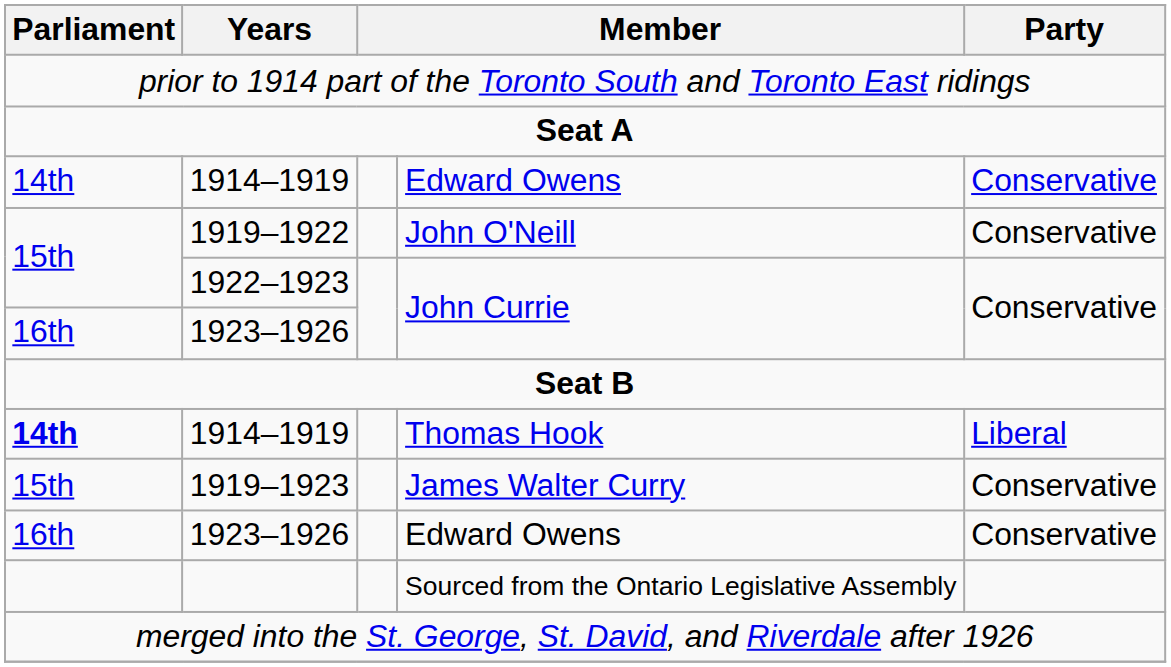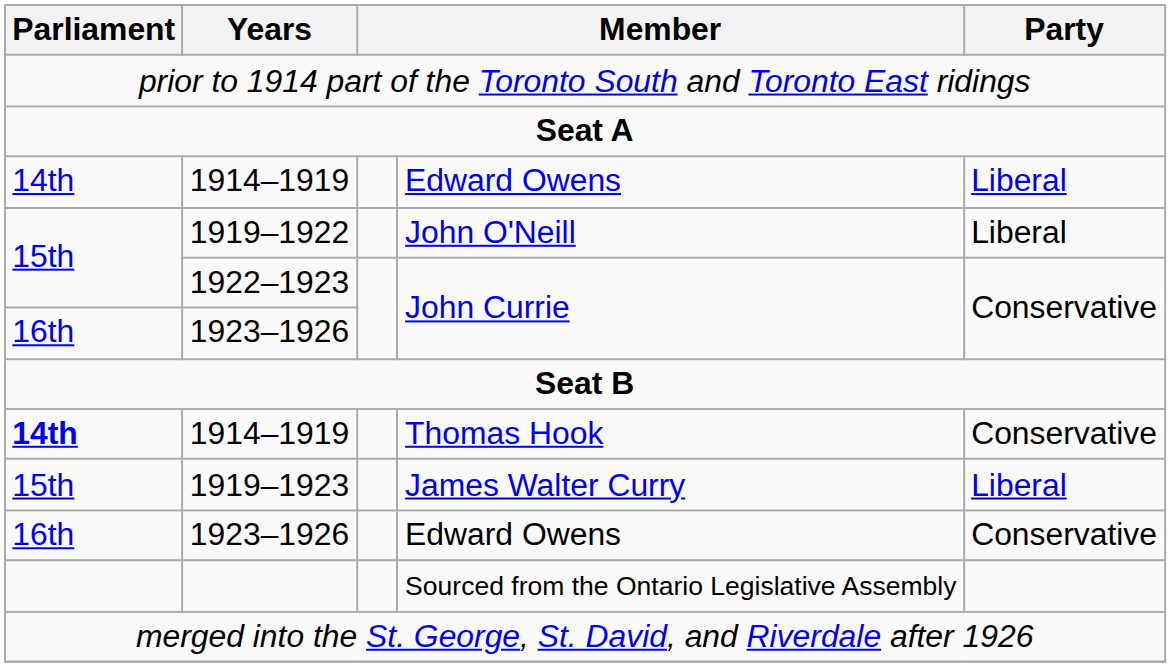(1064, 181) Conservative -> (1019, 181) Liberal
(1064, 231) Conservative -> (1019, 231) Liberal
(1019, 433) Liberal -> (1064, 433) Conservative
(1064, 484) Conservative -> (1019, 484) Liberal
